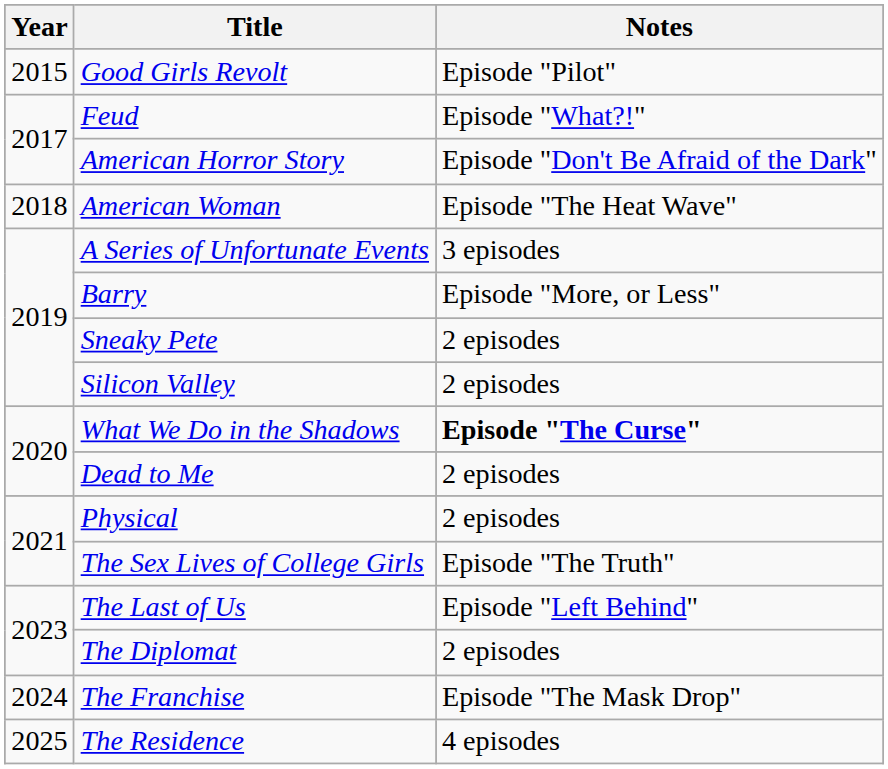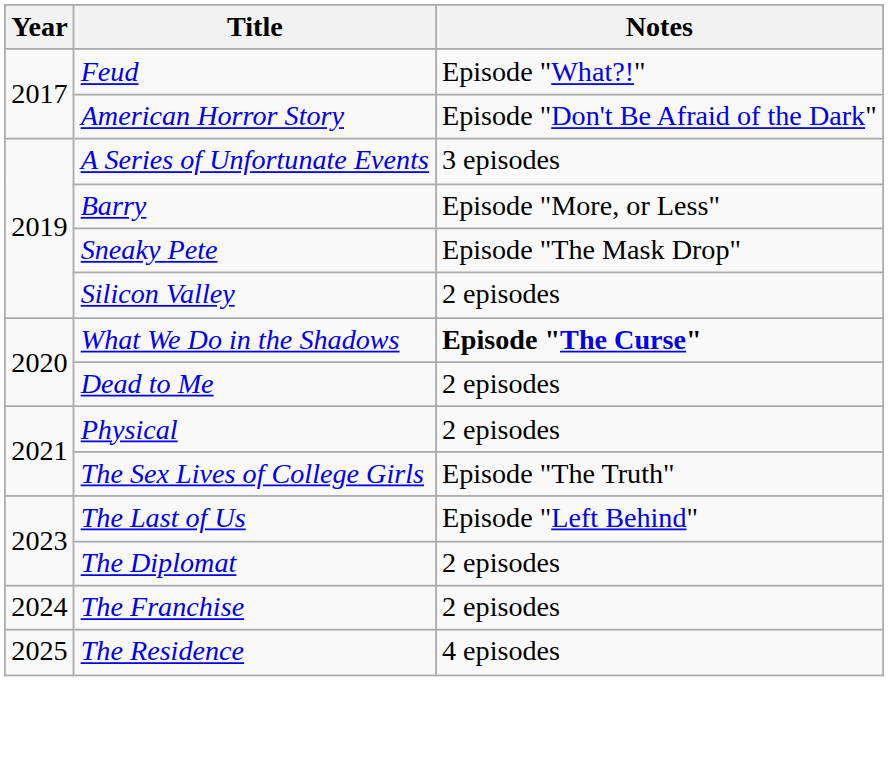- row: (184, 71)
- row: (181, 205)
(501, 339) 2 episodes -> (591, 250) Episode "The Mask Drop"
(591, 696) Episode "The Mask Drop" -> (501, 607) 2 episodes
